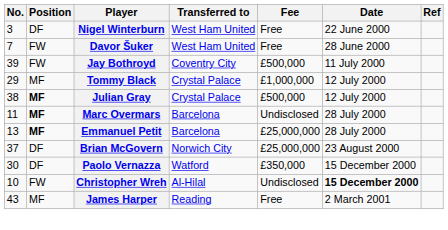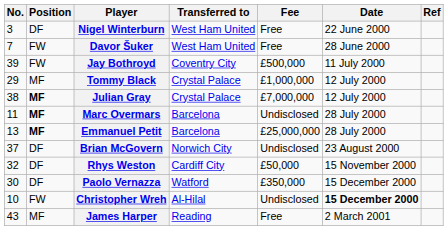(283, 98) £500,000 -> (287, 98) £7,000,000
(290, 149) £25,000,000 -> (289, 149) Undisclosed
+ row: (121, 166)
